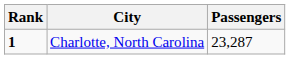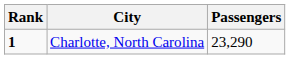(232, 41) 23,287 -> (232, 41) 23,290
